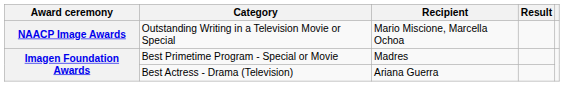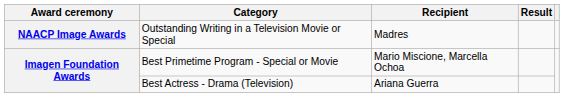(431, 34) Mario Miscione, Marcella Ochoa -> (391, 34) Madres
(391, 56) Madres -> (431, 62) Mario Miscione, Marcella Ochoa
